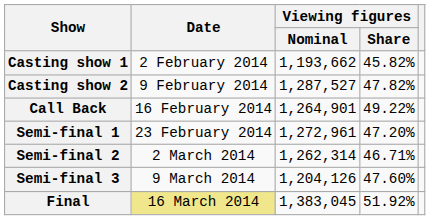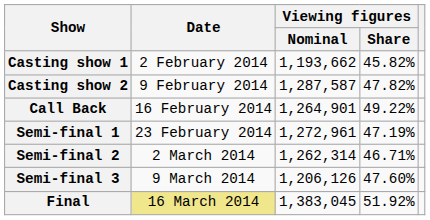(318, 86) 1,287,527 -> (318, 86) 1,287,587
(389, 133) 47.20% -> (389, 133) 47.19%
(318, 179) 1,204,126 -> (318, 179) 1,206,126
